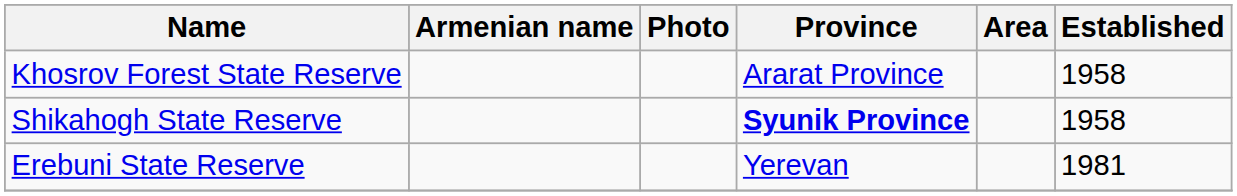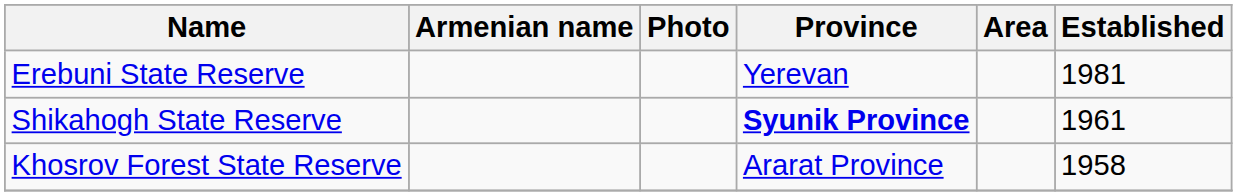rows swapped: (207, 73) <-> (158, 166)
(1093, 119) 1958 -> (1093, 119) 1961
